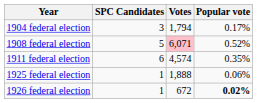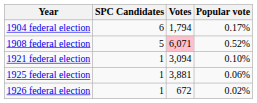(162, 28) 3 -> (162, 28) 6
- row: (48, 59)
+ row: (48, 59)
(180, 75) 1,888 -> (180, 75) 3,881
(236, 91) bold -> (237, 91) normal
